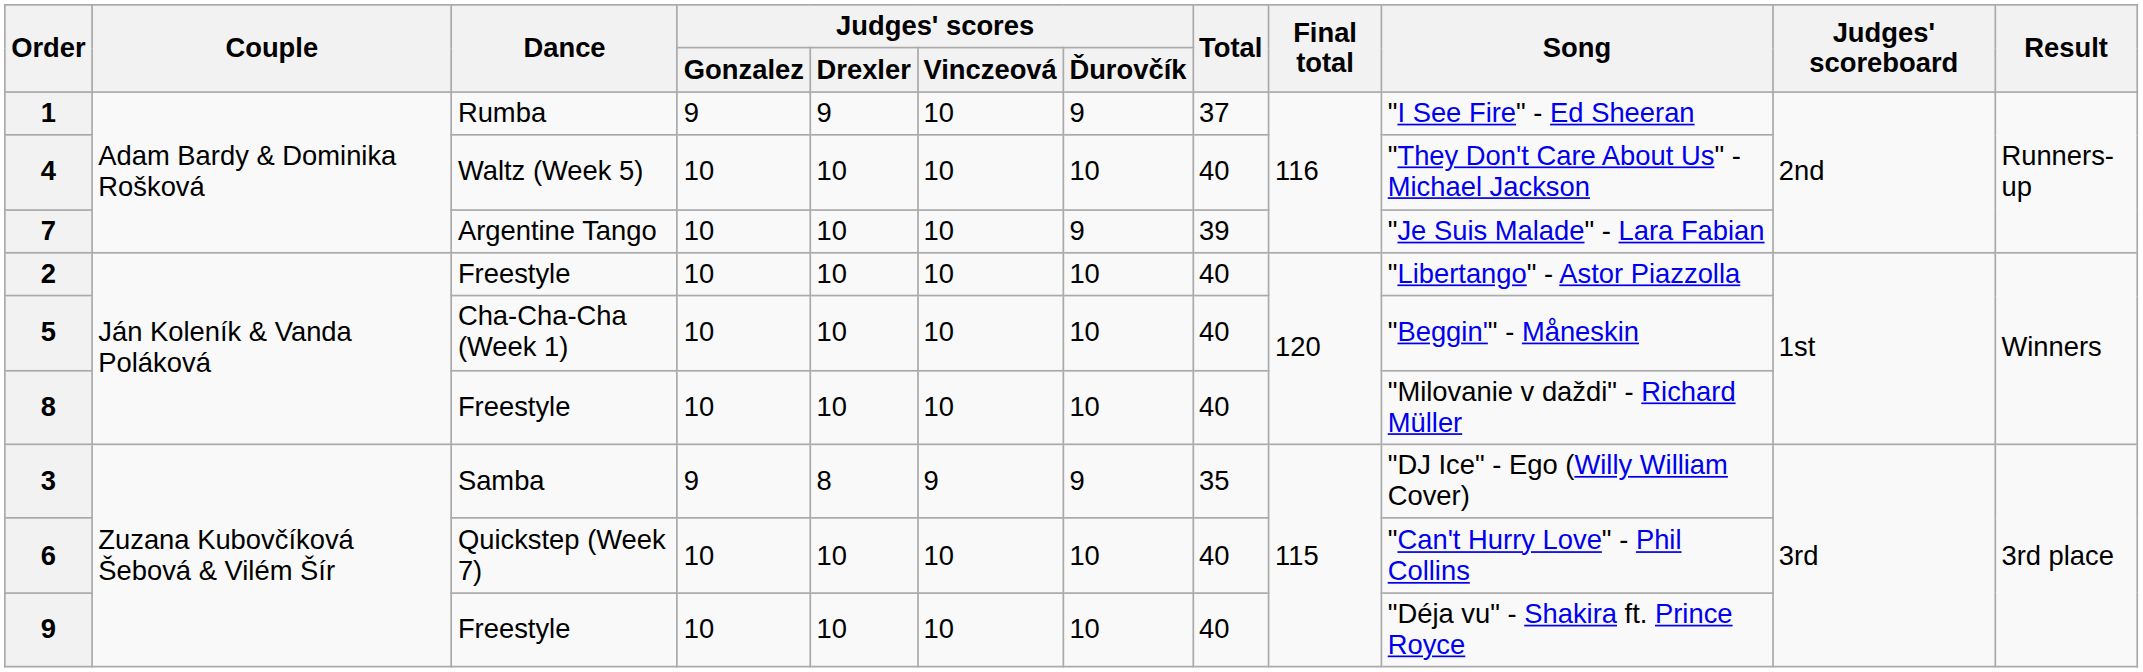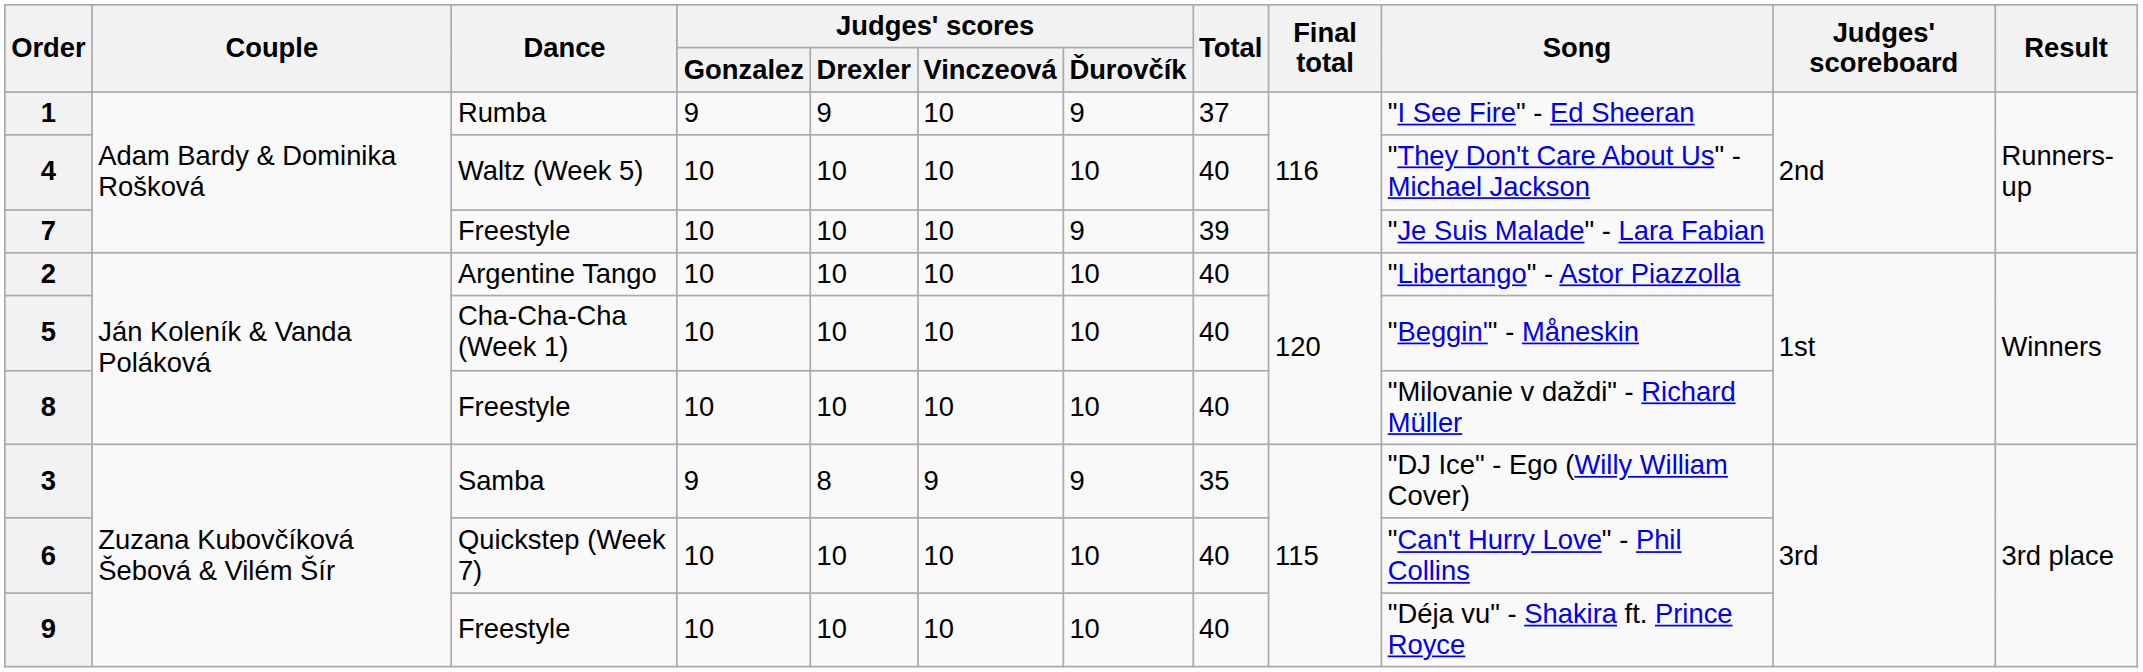(557, 230) Argentine Tango -> (514, 230) Freestyle
(514, 273) Freestyle -> (557, 273) Argentine Tango
